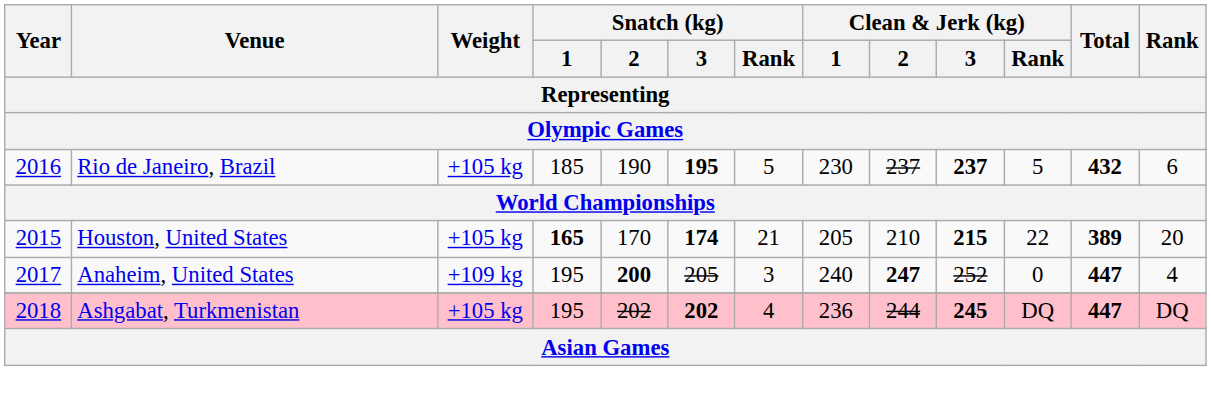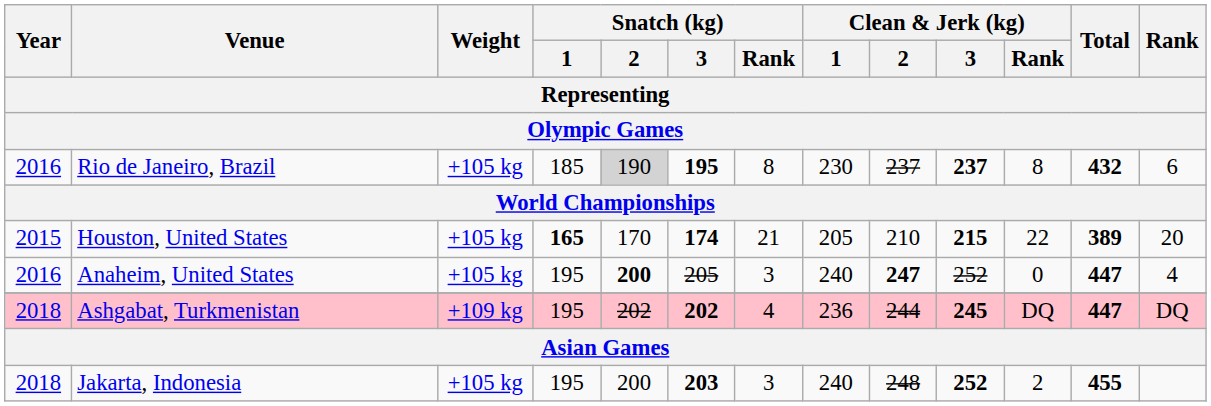(634, 166) no background -> (634, 166) lightgrey background
(769, 166) 5 -> (769, 166) 8
(1038, 166) 5 -> (1038, 166) 8
(38, 274) 2017 -> (38, 274) 2016
(485, 274) +109 kg -> (485, 274) +105 kg
(485, 310) +105 kg -> (485, 310) +109 kg
+ row: (159, 382)
